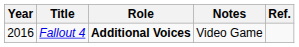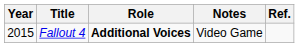(20, 33) 2016 -> (20, 33) 2015
